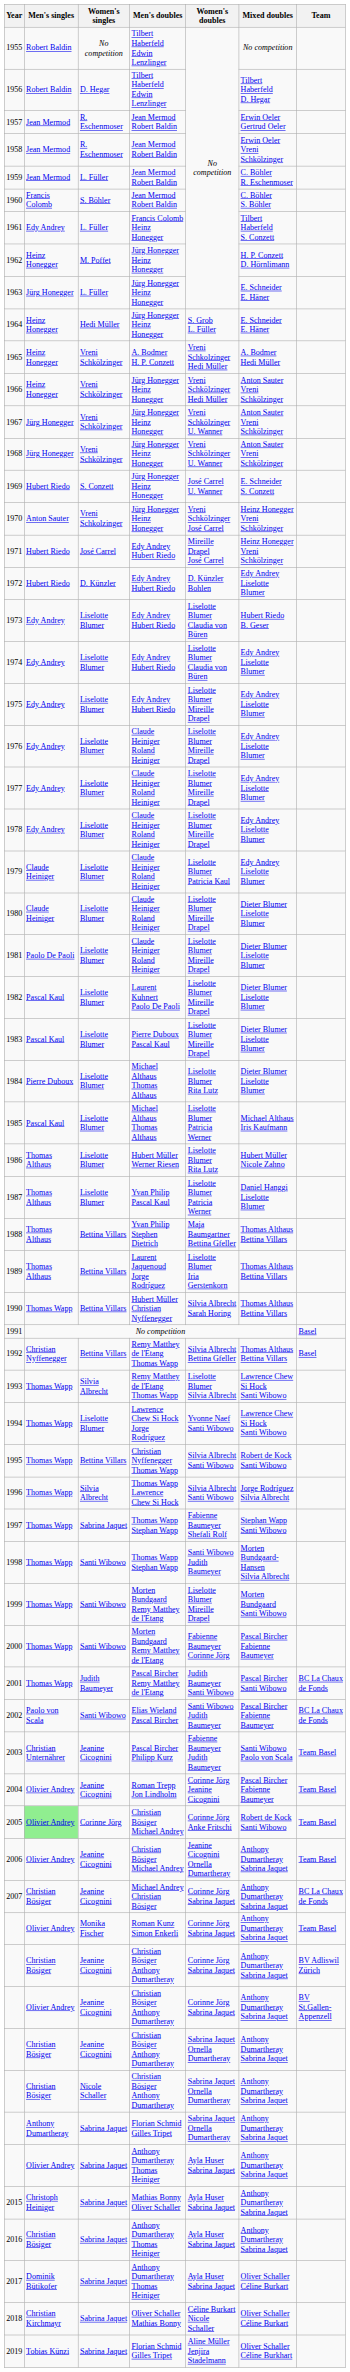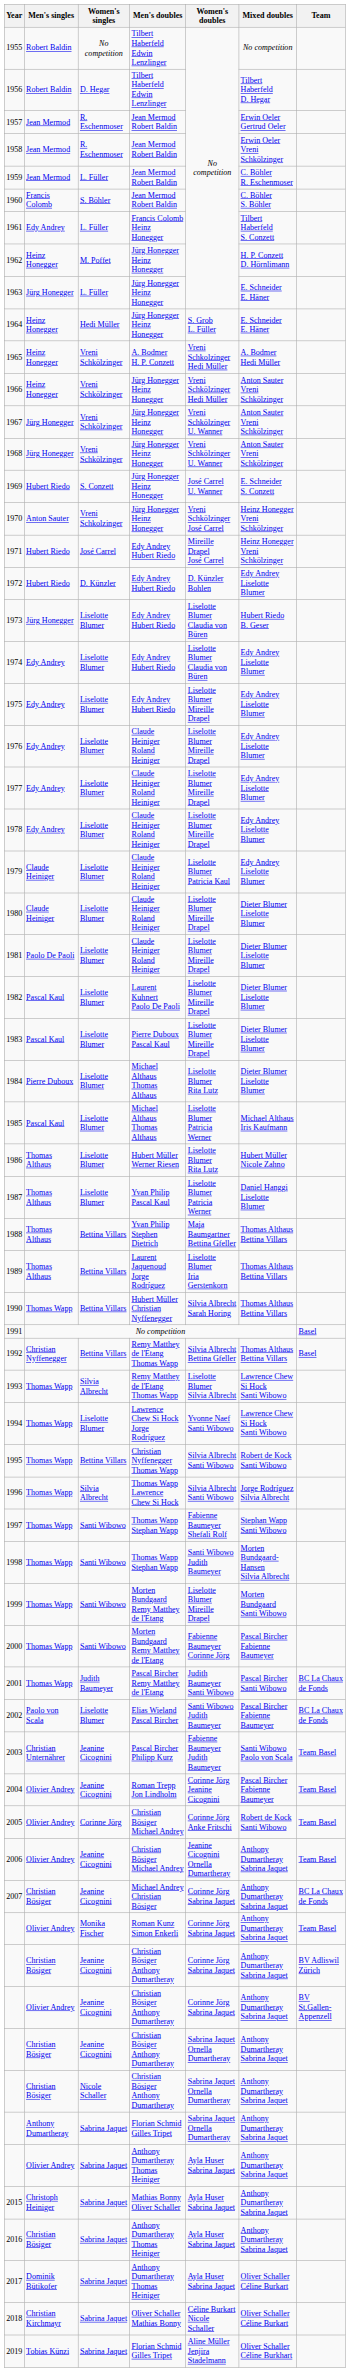(45, 621) Edy Andrey -> (50, 621) Jürg Honegger
(104, 1525) Sabrina Jaquet -> (103, 1525) Santi Wibowo
(103, 1716) Santi Wibowo -> (94, 1716) Liselotte Blumer
(50, 1822) lightgreen background -> (50, 1822) no background
